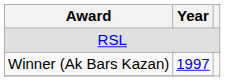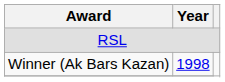(193, 64) 1997 -> (193, 64) 1998
